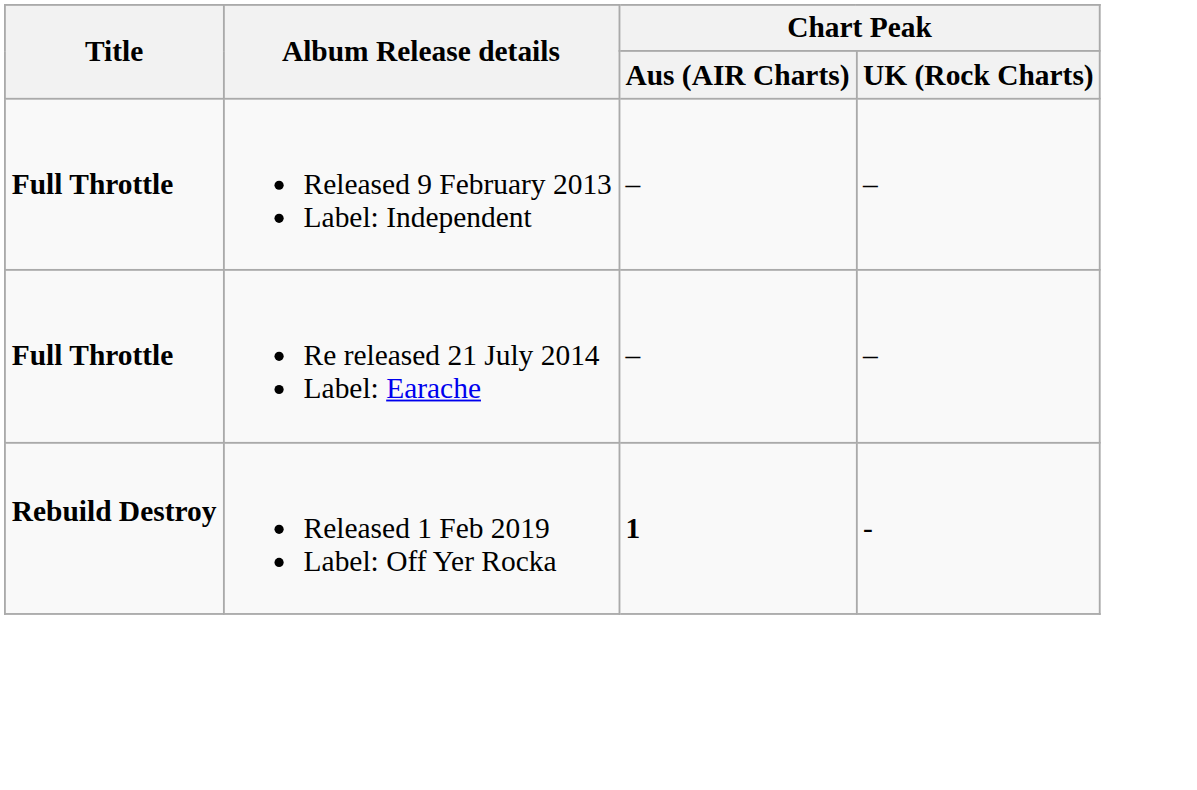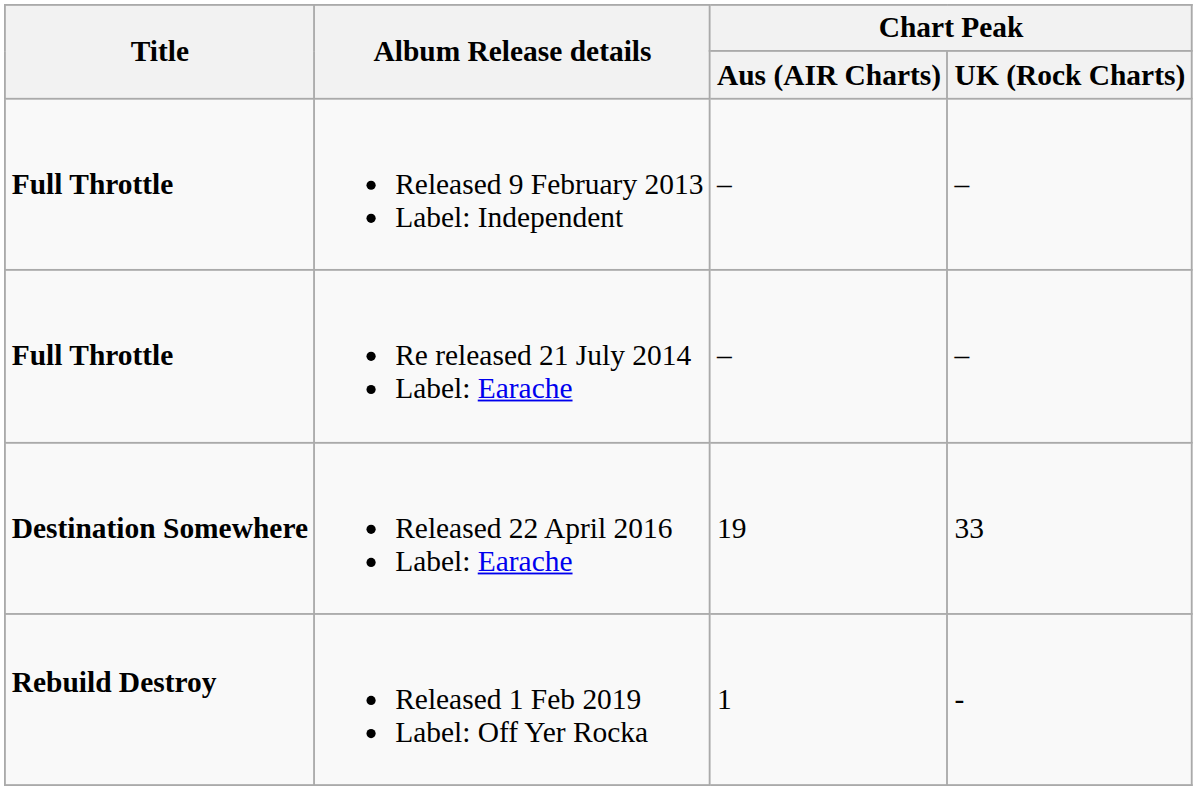+ row: (512, 544)
(633, 527) bold -> (724, 699) normal
